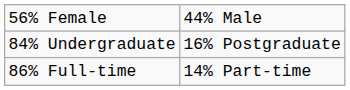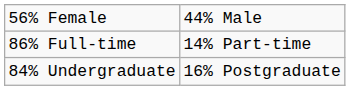rows swapped: (92, 45) <-> (72, 71)
